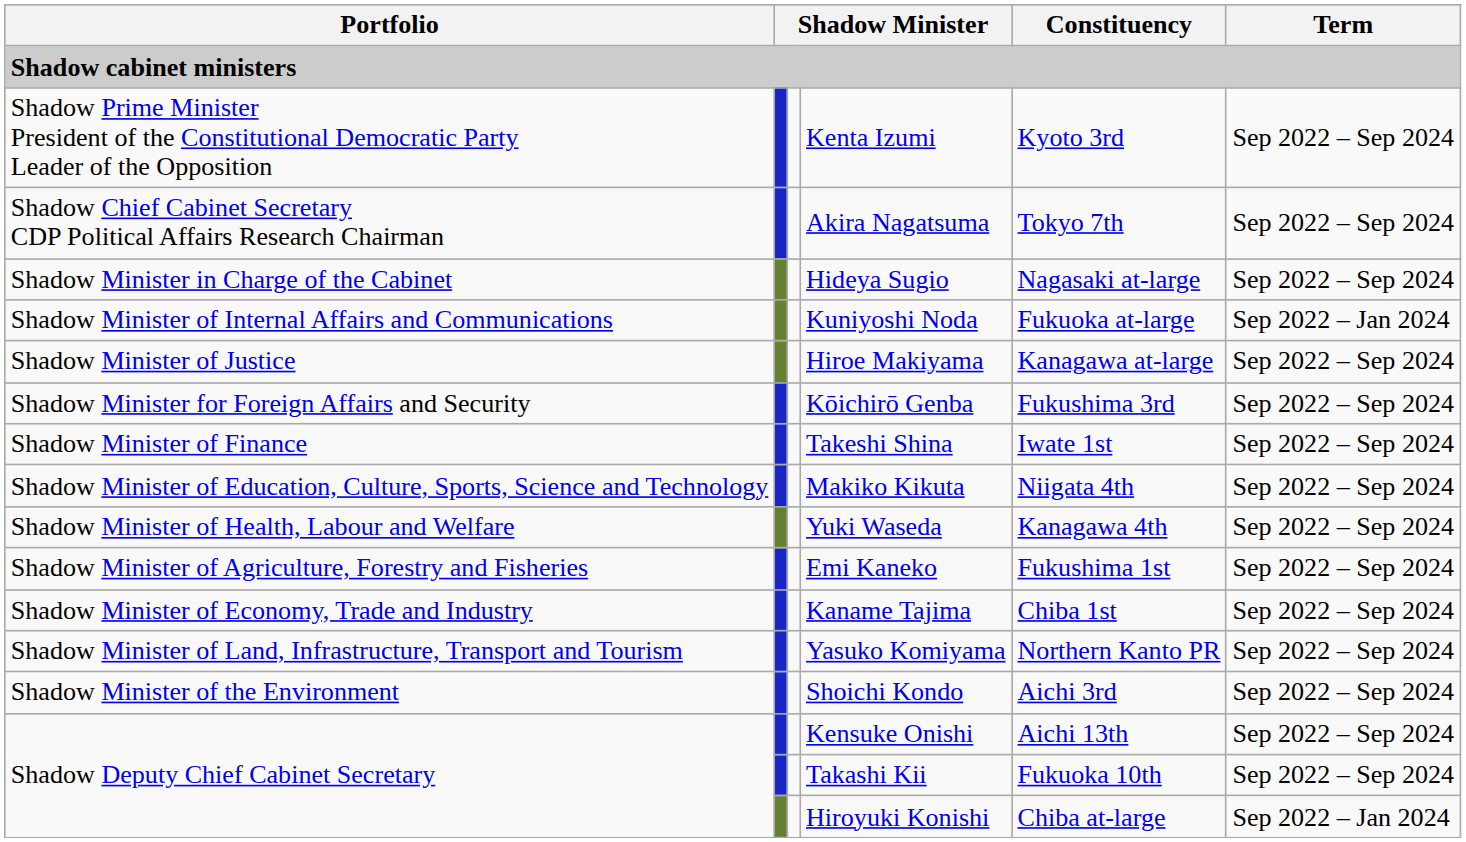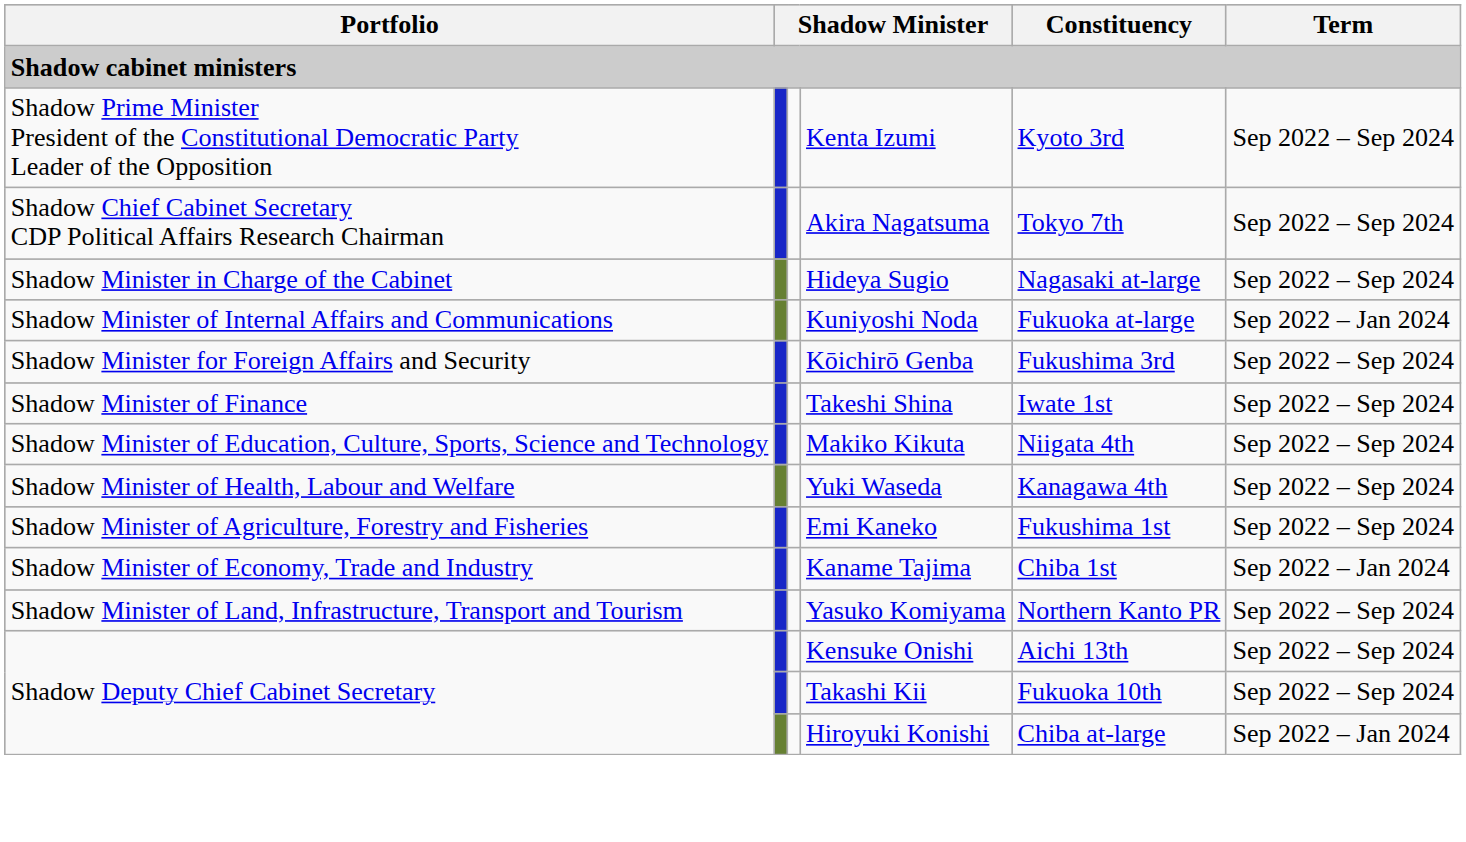- row: (895, 361)
(1343, 609) Sep 2022 – Sep 2024 -> (1341, 568) Sep 2022 – Jan 2024
- row: (885, 692)
